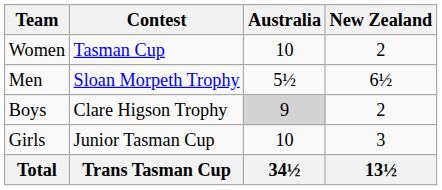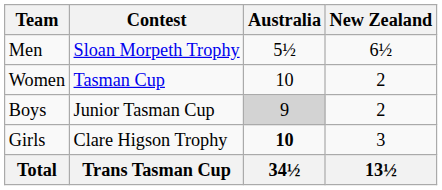rows swapped: (26, 79) <-> (37, 49)
(151, 109) Clare Higson Trophy -> (144, 109) Junior Tasman Cup
(144, 140) Junior Tasman Cup -> (151, 140) Clare Higson Trophy
(285, 140) normal -> (285, 140) bold
